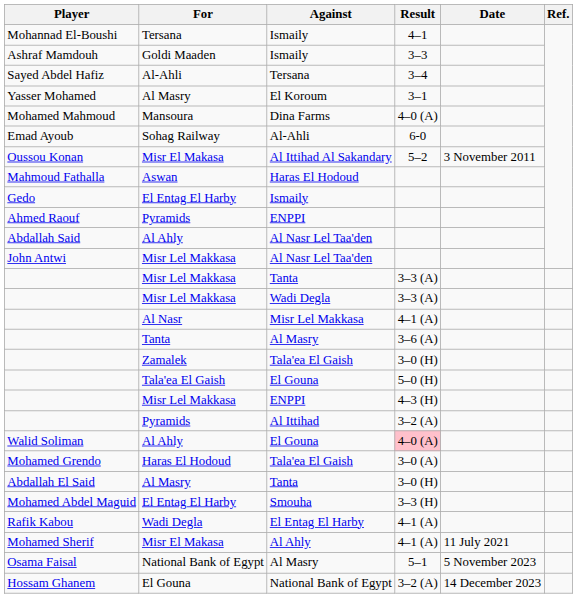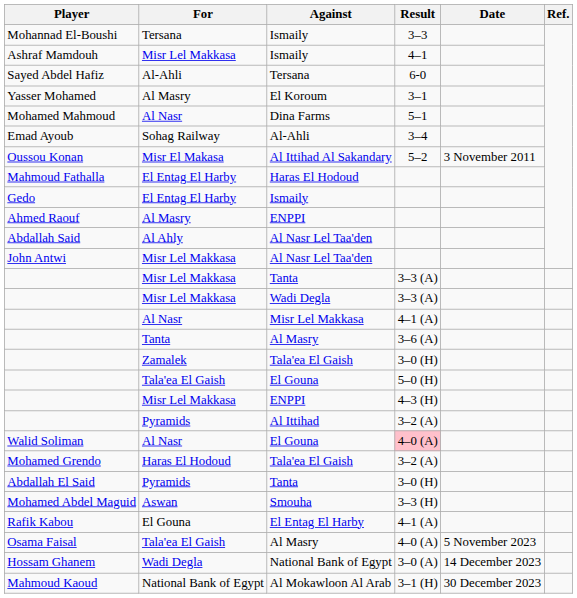(418, 34) 4–1 -> (418, 34) 3–3
(179, 55) Goldi Maaden -> (189, 55) Misr Lel Makkasa
(418, 55) 3–3 -> (418, 55) 4–1
(418, 75) 3–4 -> (418, 75) 6-0
(168, 116) Mansoura -> (162, 116) Al Nasr
(418, 116) 4–0 (A) -> (418, 116) 5–1
(418, 136) 6-0 -> (418, 136) 3–4
(160, 177) Aswan -> (189, 177) El Entag El Harby
(166, 217) Pyramids -> (166, 217) Al Masry
(162, 440) Al Ahly -> (162, 440) Al Nasr
(418, 461) 3–0 (A) -> (418, 461) 3–2 (A)
(166, 481) Al Masry -> (166, 481) Pyramids
(189, 501) El Entag El Harby -> (160, 501) Aswan
(172, 522) Wadi Degla -> (166, 522) El Gouna
- row: (51, 542)
(203, 562) National Bank of Egypt -> (184, 542) Tala'ea El Gaish
(418, 562) 5–1 -> (418, 542) 4–0 (A)
(166, 583) El Gouna -> (172, 562) Wadi Degla
(418, 583) 3–2 (A) -> (418, 562) 3–0 (A)
+ row: (52, 583)
